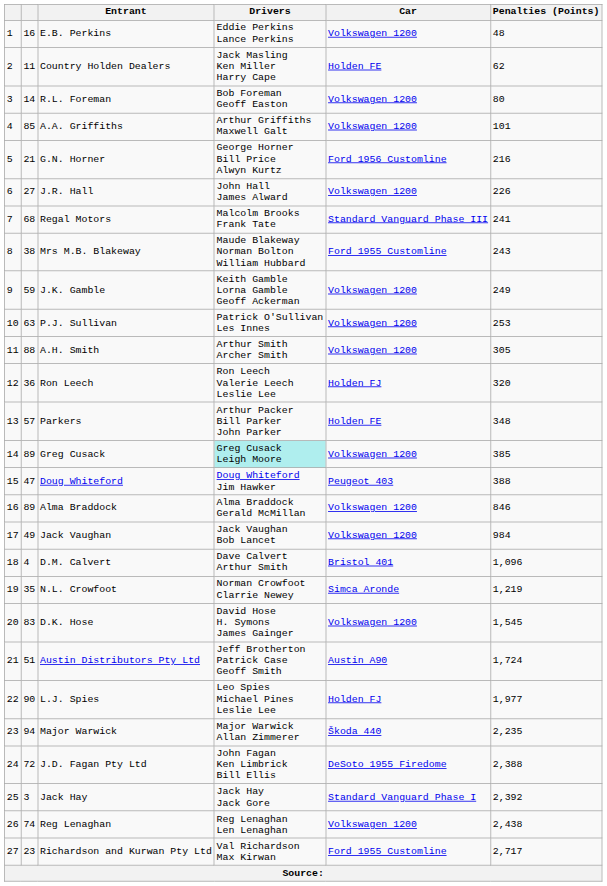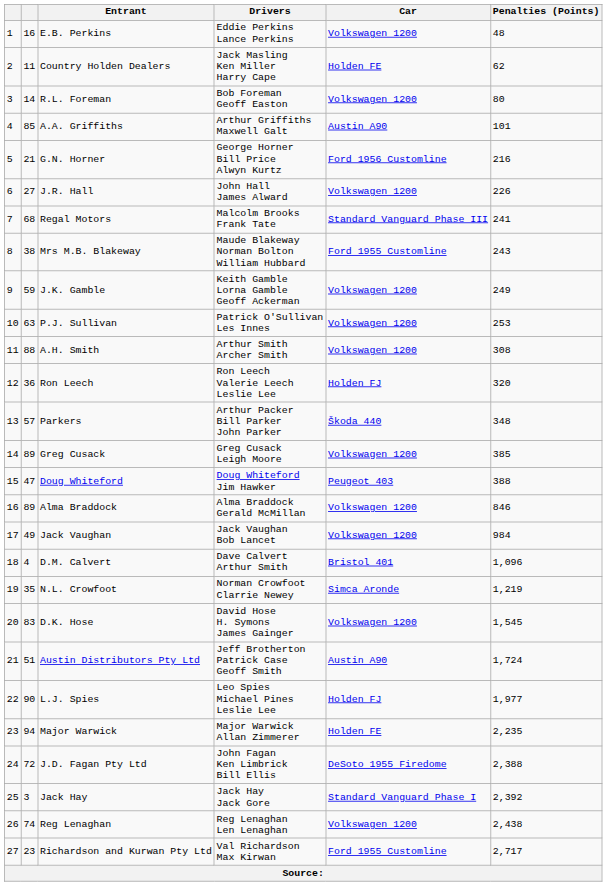(372, 127) Volkswagen 1200 -> (358, 127) Austin A90
(502, 351) 305 -> (502, 351) 308
(355, 422) Holden FE -> (355, 422) Škoda 440
(249, 454) paleturquoise background -> (249, 454) no background
(355, 732) Škoda 440 -> (355, 732) Holden FE
